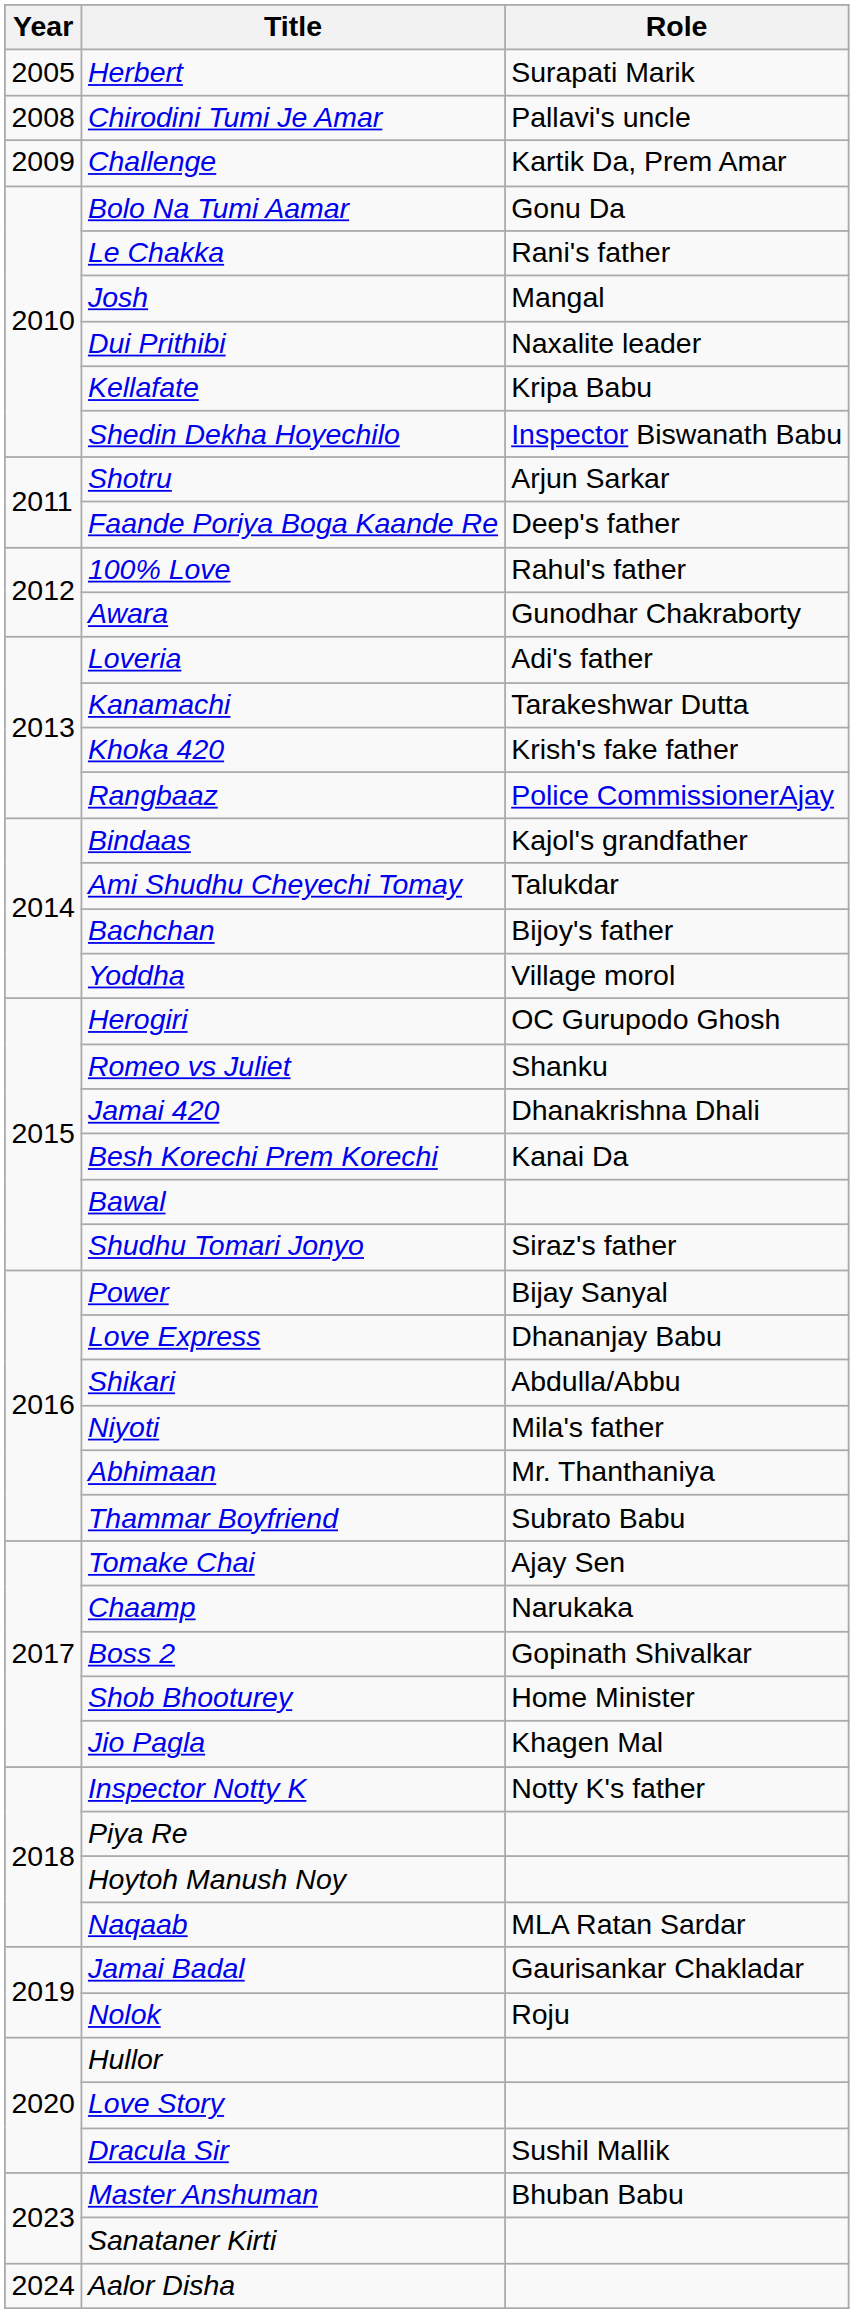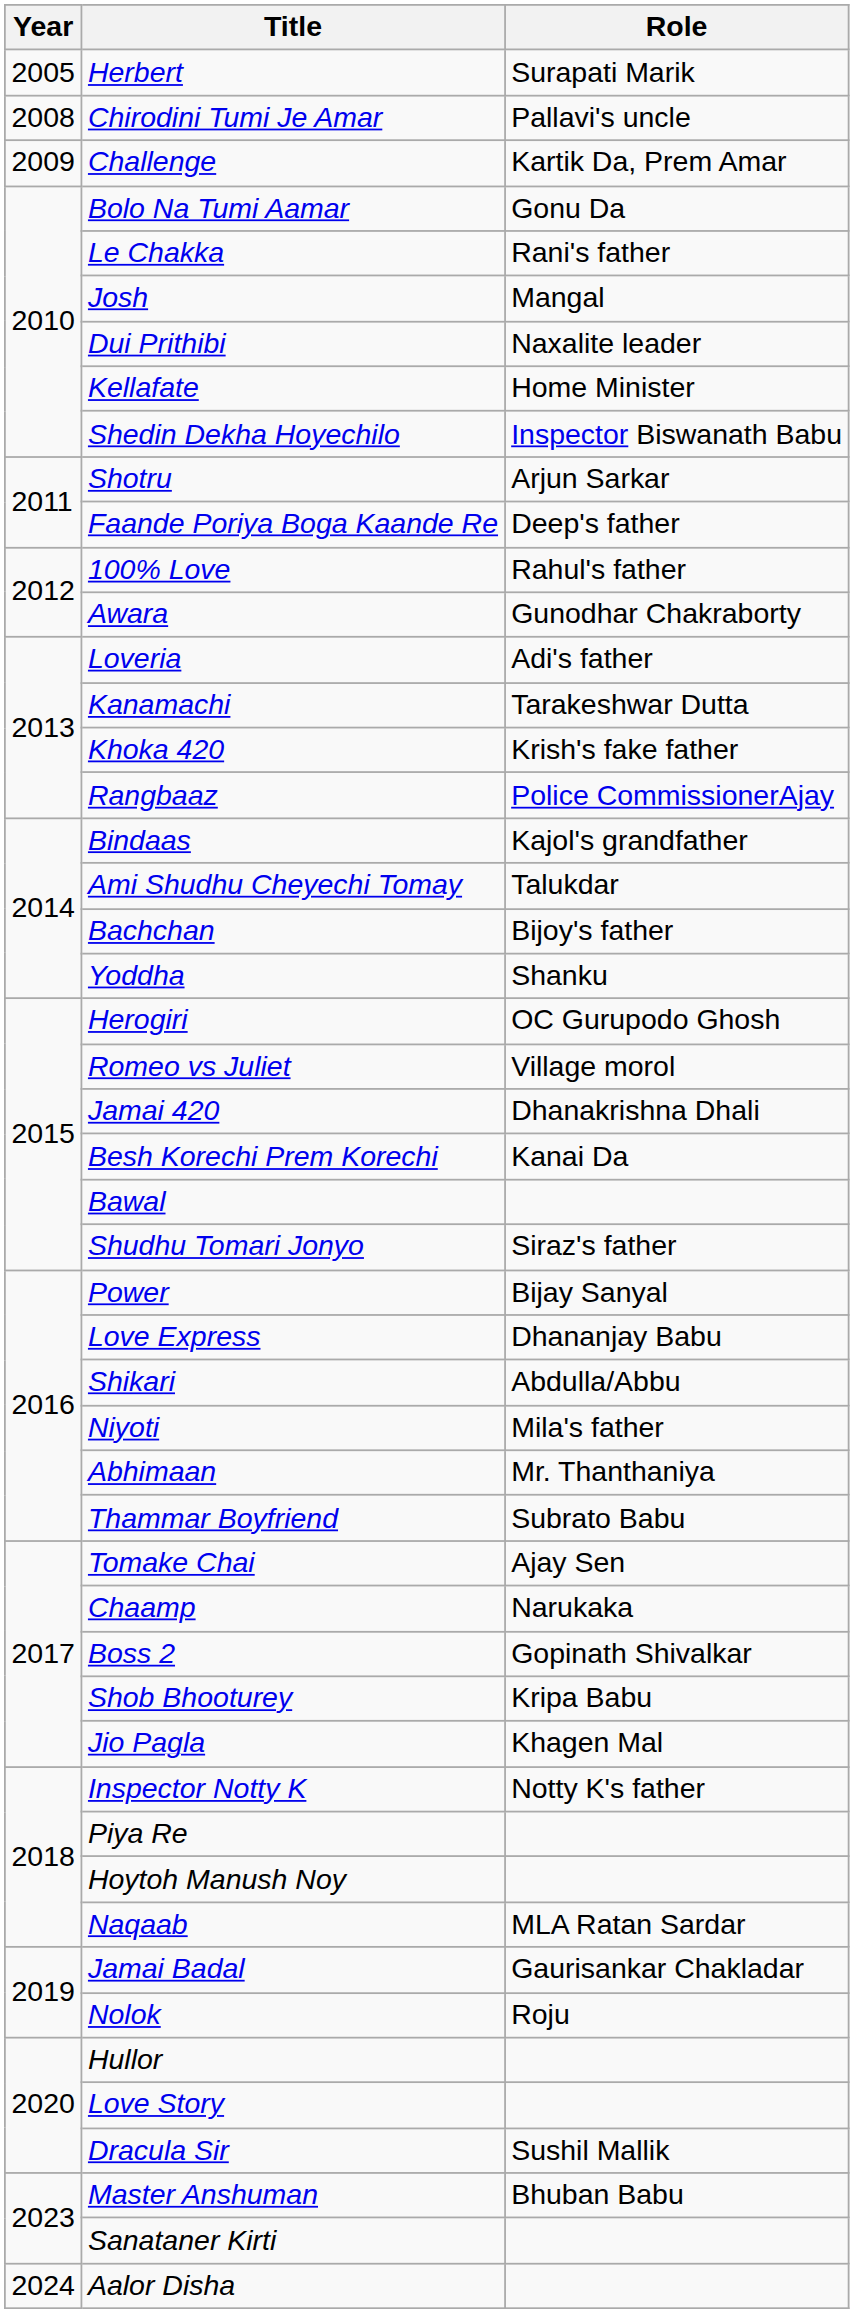(582, 388) Kripa Babu -> (603, 388) Home Minister
(593, 975) Village morol -> (559, 975) Shanku
(559, 1065) Shanku -> (593, 1065) Village morol
(603, 1698) Home Minister -> (582, 1698) Kripa Babu
